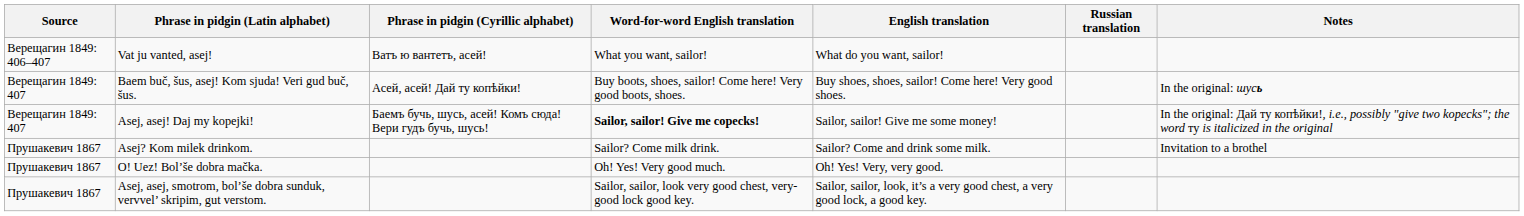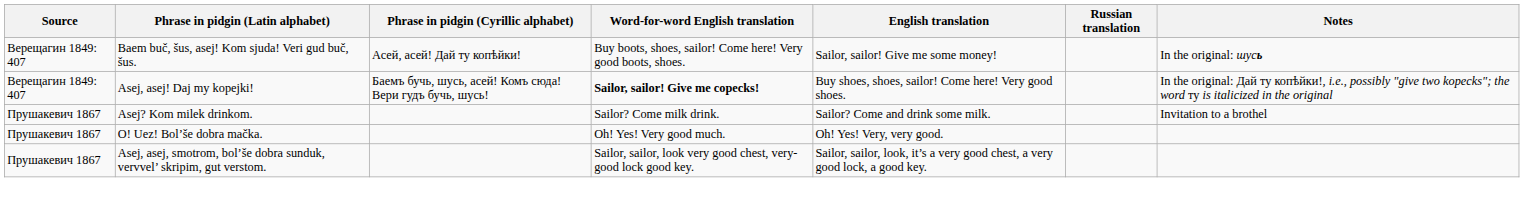- row: (165, 54)
(934, 87) Buy shoes, shoes, sailor! Come here! Very good shoes. -> (908, 54) Sailor, sailor! Give me some money!
(908, 121) Sailor, sailor! Give me some money! -> (934, 87) Buy shoes, shoes, sailor! Come here! Very good shoes.
